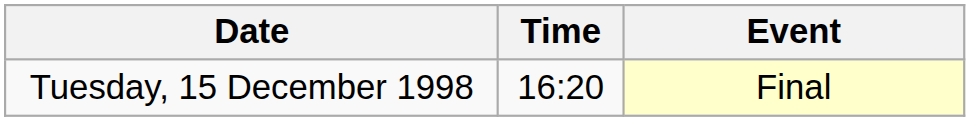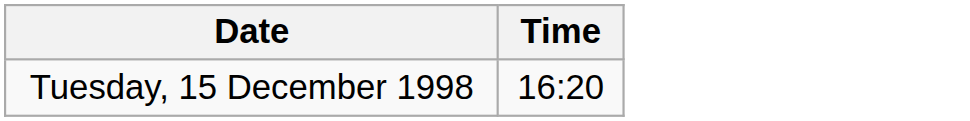- column: (794, 32)
